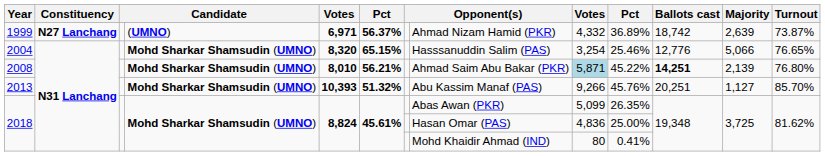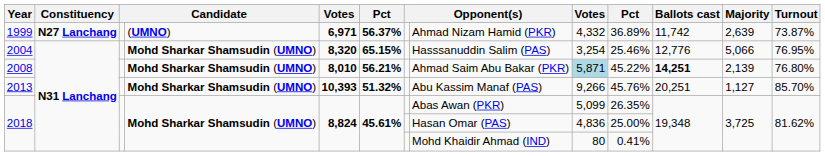(673, 32) 18,742 -> (672, 32) 11,742
(794, 50) 76.65% -> (794, 50) 76.95%
